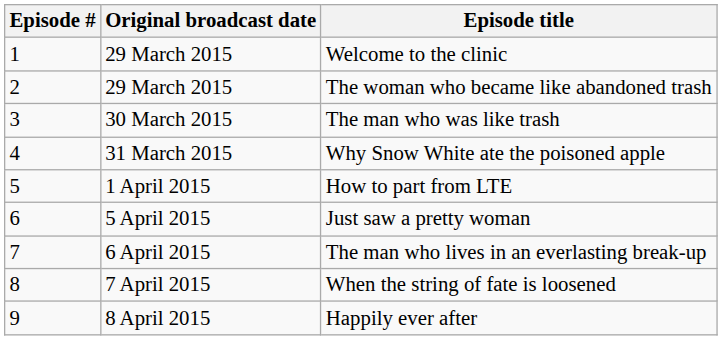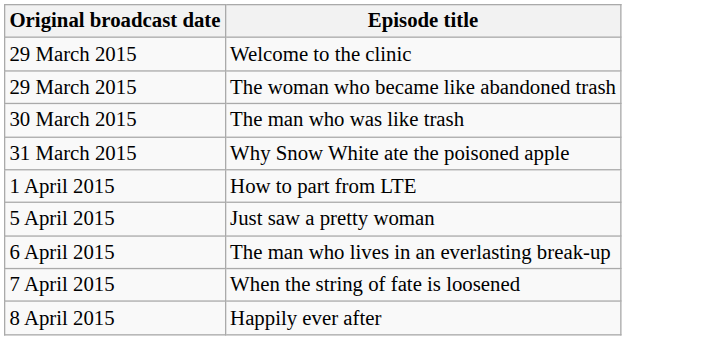- column: (53, 20)
